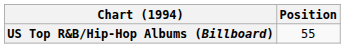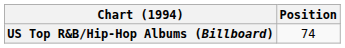(308, 34) 55 -> (308, 34) 74
